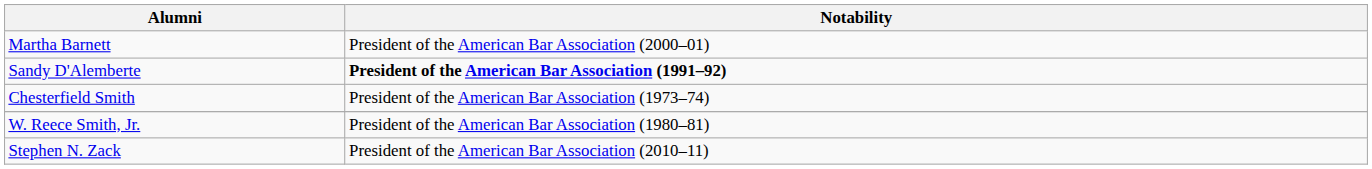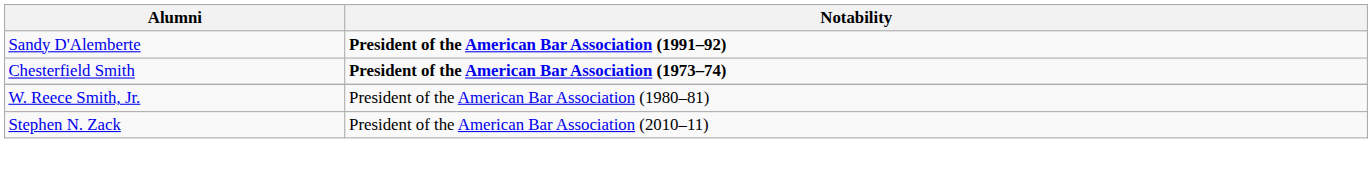- row: (59, 44)
(529, 97) normal -> (538, 71) bold
